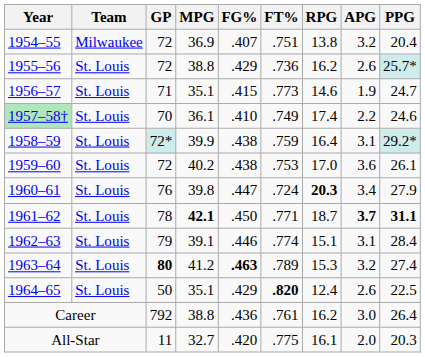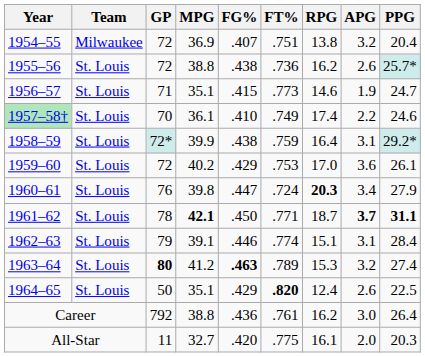(244, 66) .429 -> (244, 66) .438
(244, 165) .438 -> (244, 165) .429
